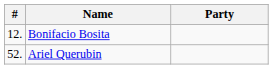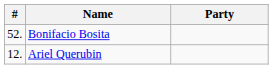(15, 34) 12. -> (15, 34) 52.
(15, 54) 52. -> (15, 54) 12.
